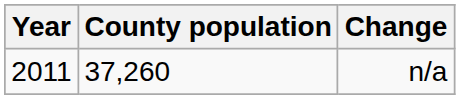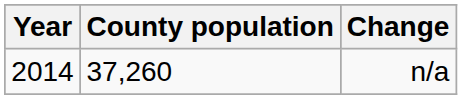(41, 71) 2011 -> (42, 71) 2014
